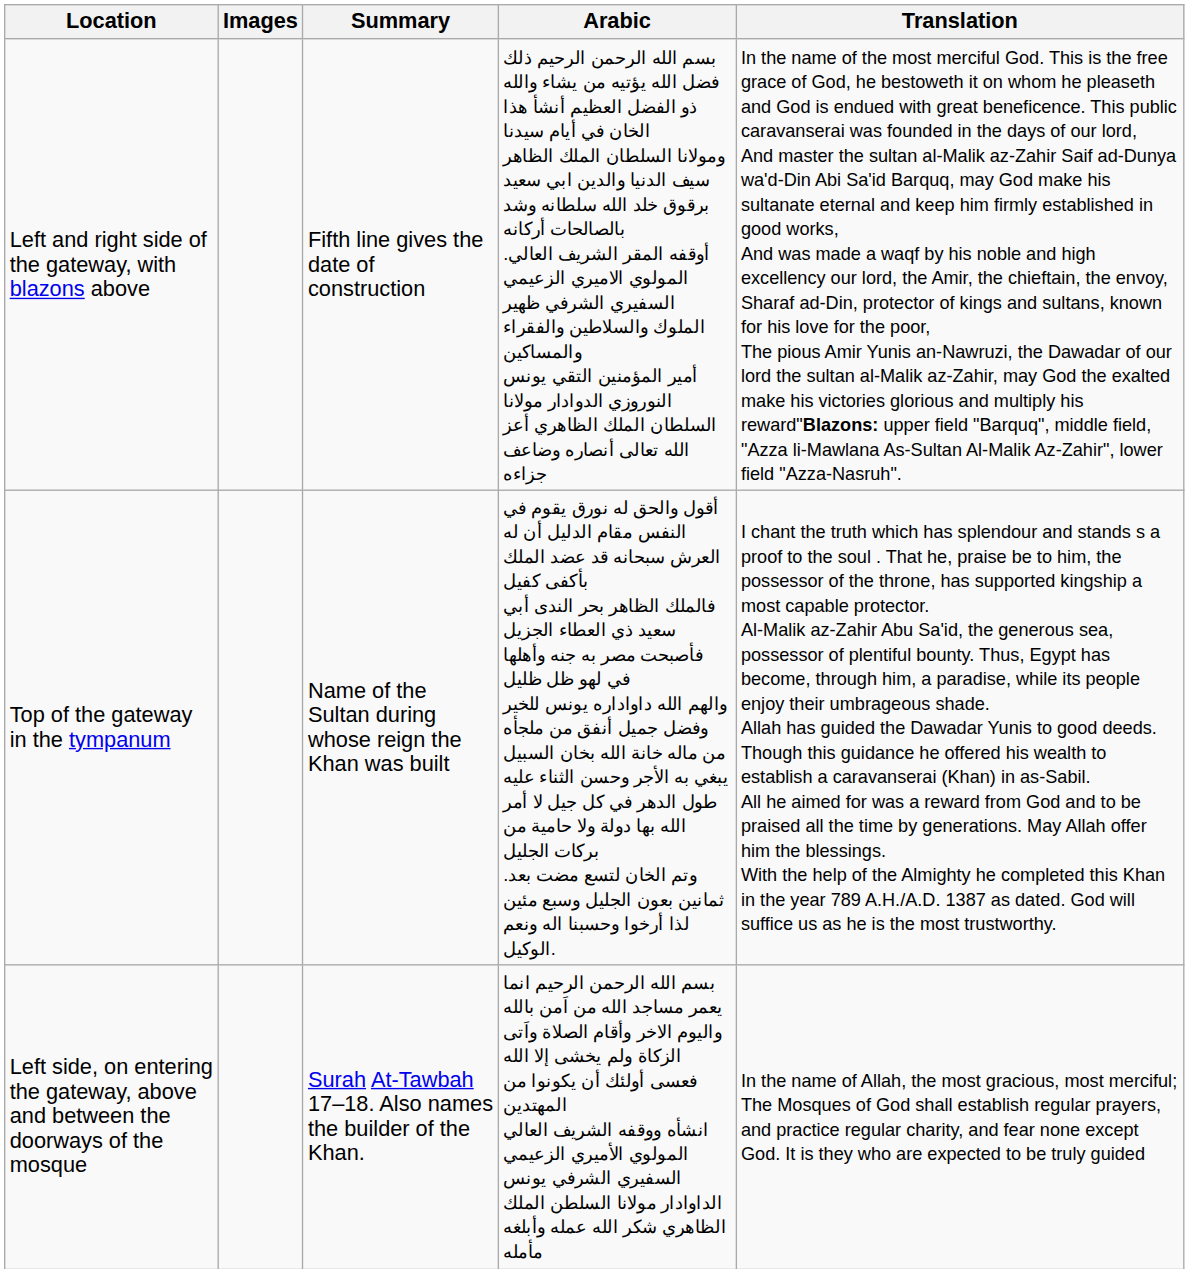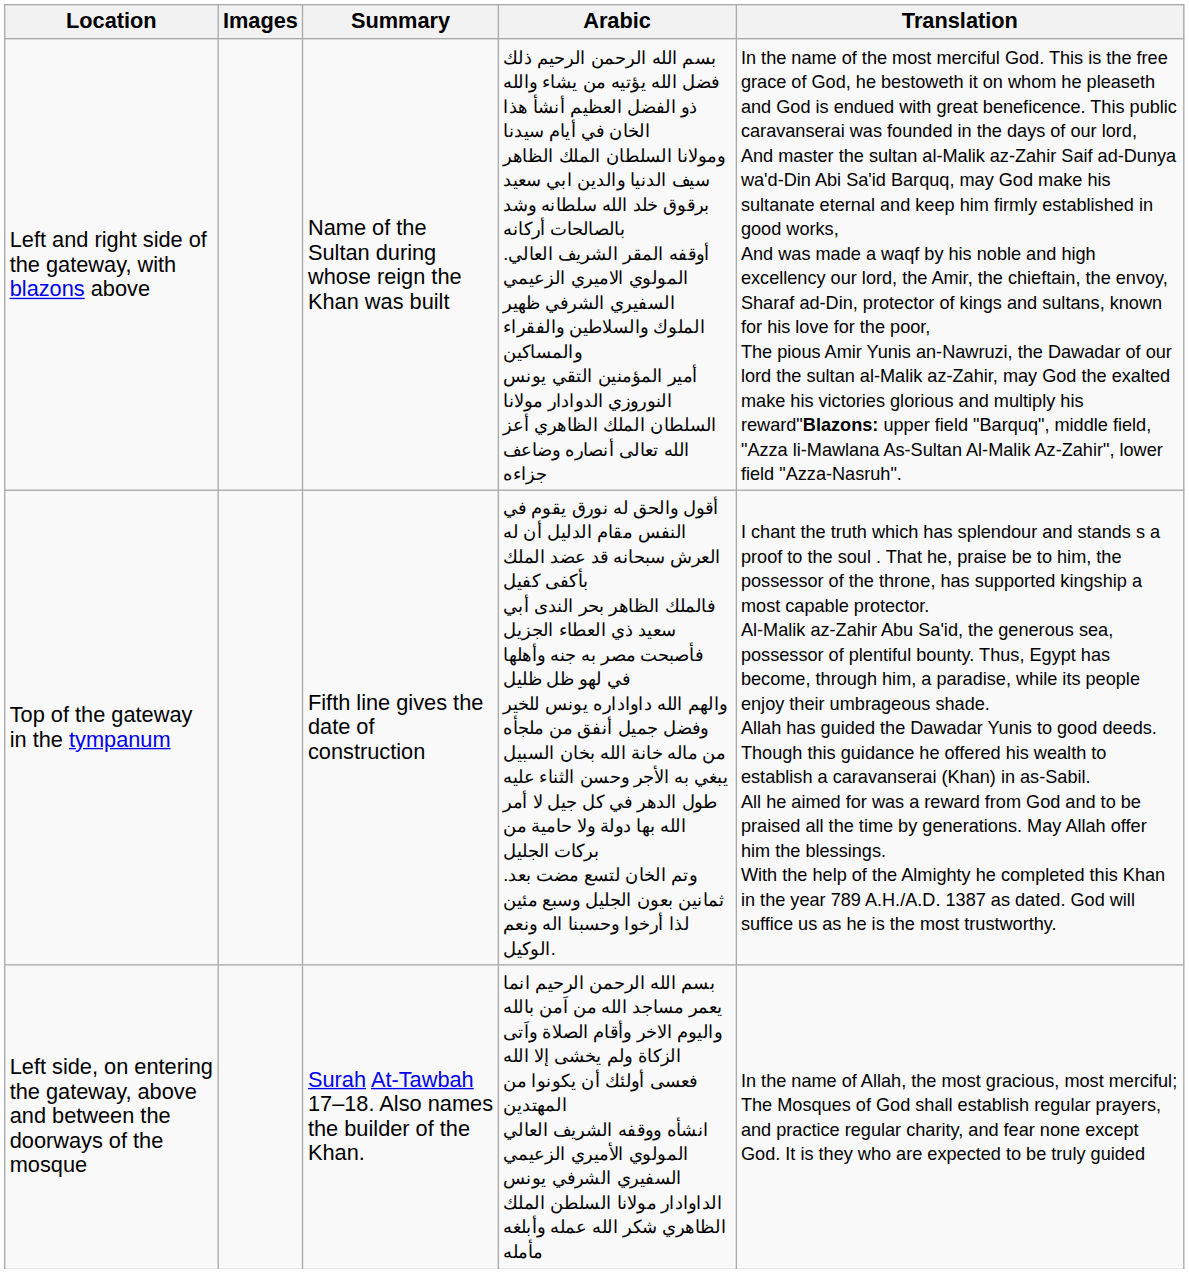(396, 264) Fifth line gives the date of construction -> (385, 264) Name of the Sultan during whose reign the Khan was built
(385, 727) Name of the Sultan during whose reign the Khan was built -> (396, 727) Fifth line gives the date of construction
